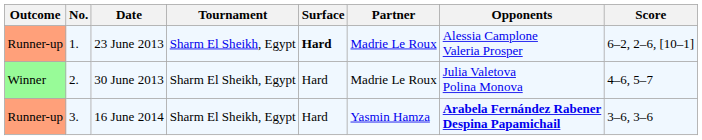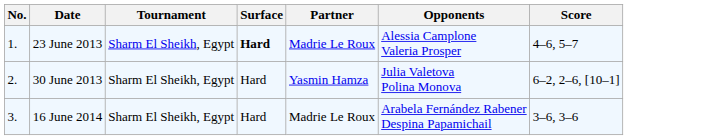- column: (35, 14)
(651, 43) 6–2, 2–6, [10–1] -> (555, 43) 4–6, 5–7
(394, 79) Madrie Le Roux -> (329, 79) Yasmin Hamza
(630, 79) 4–6, 5–7 -> (576, 79) 6–2, 2–6, [10–1]
(390, 115) Yasmin Hamza -> (332, 115) Madrie Le Roux
(522, 115) bold -> (454, 115) normal
